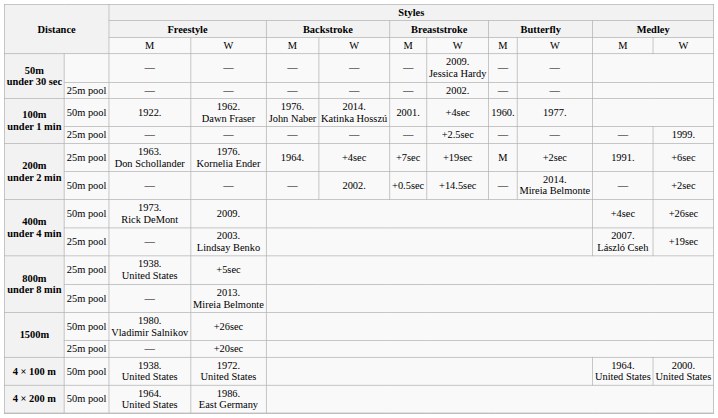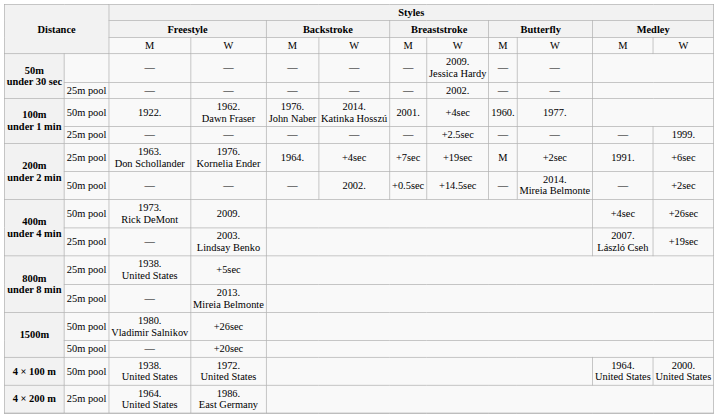(87, 348) 25m pool -> (87, 348) 50m pool
(87, 399) 50m pool -> (87, 399) 25m pool
